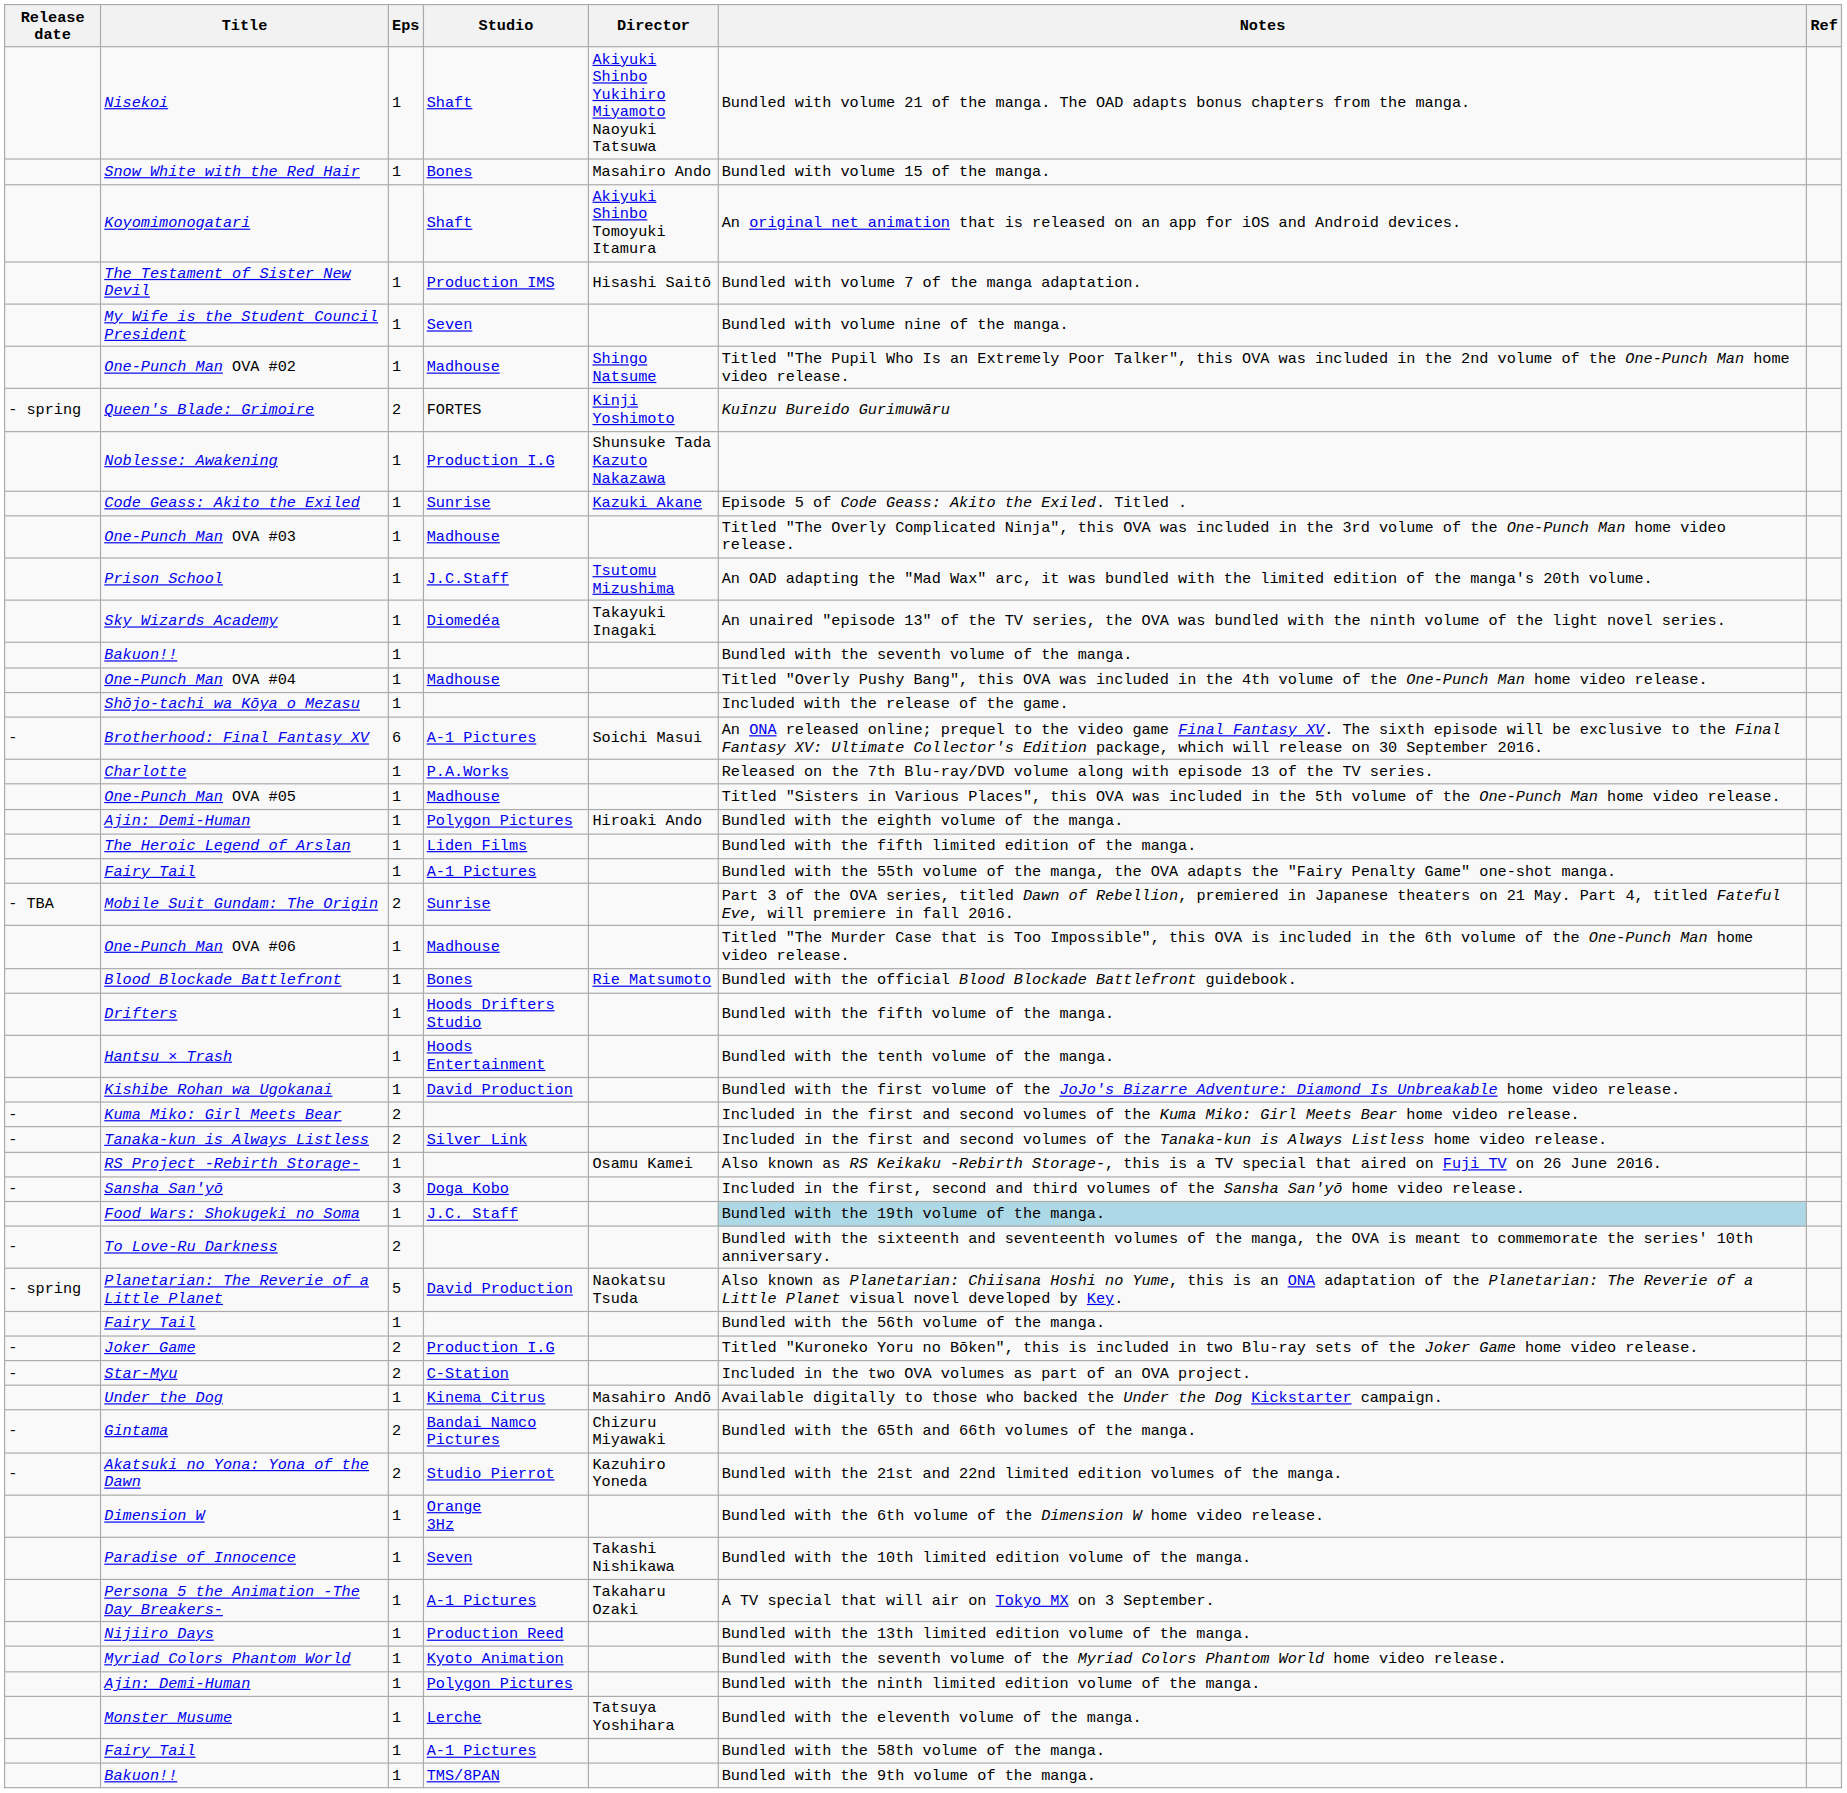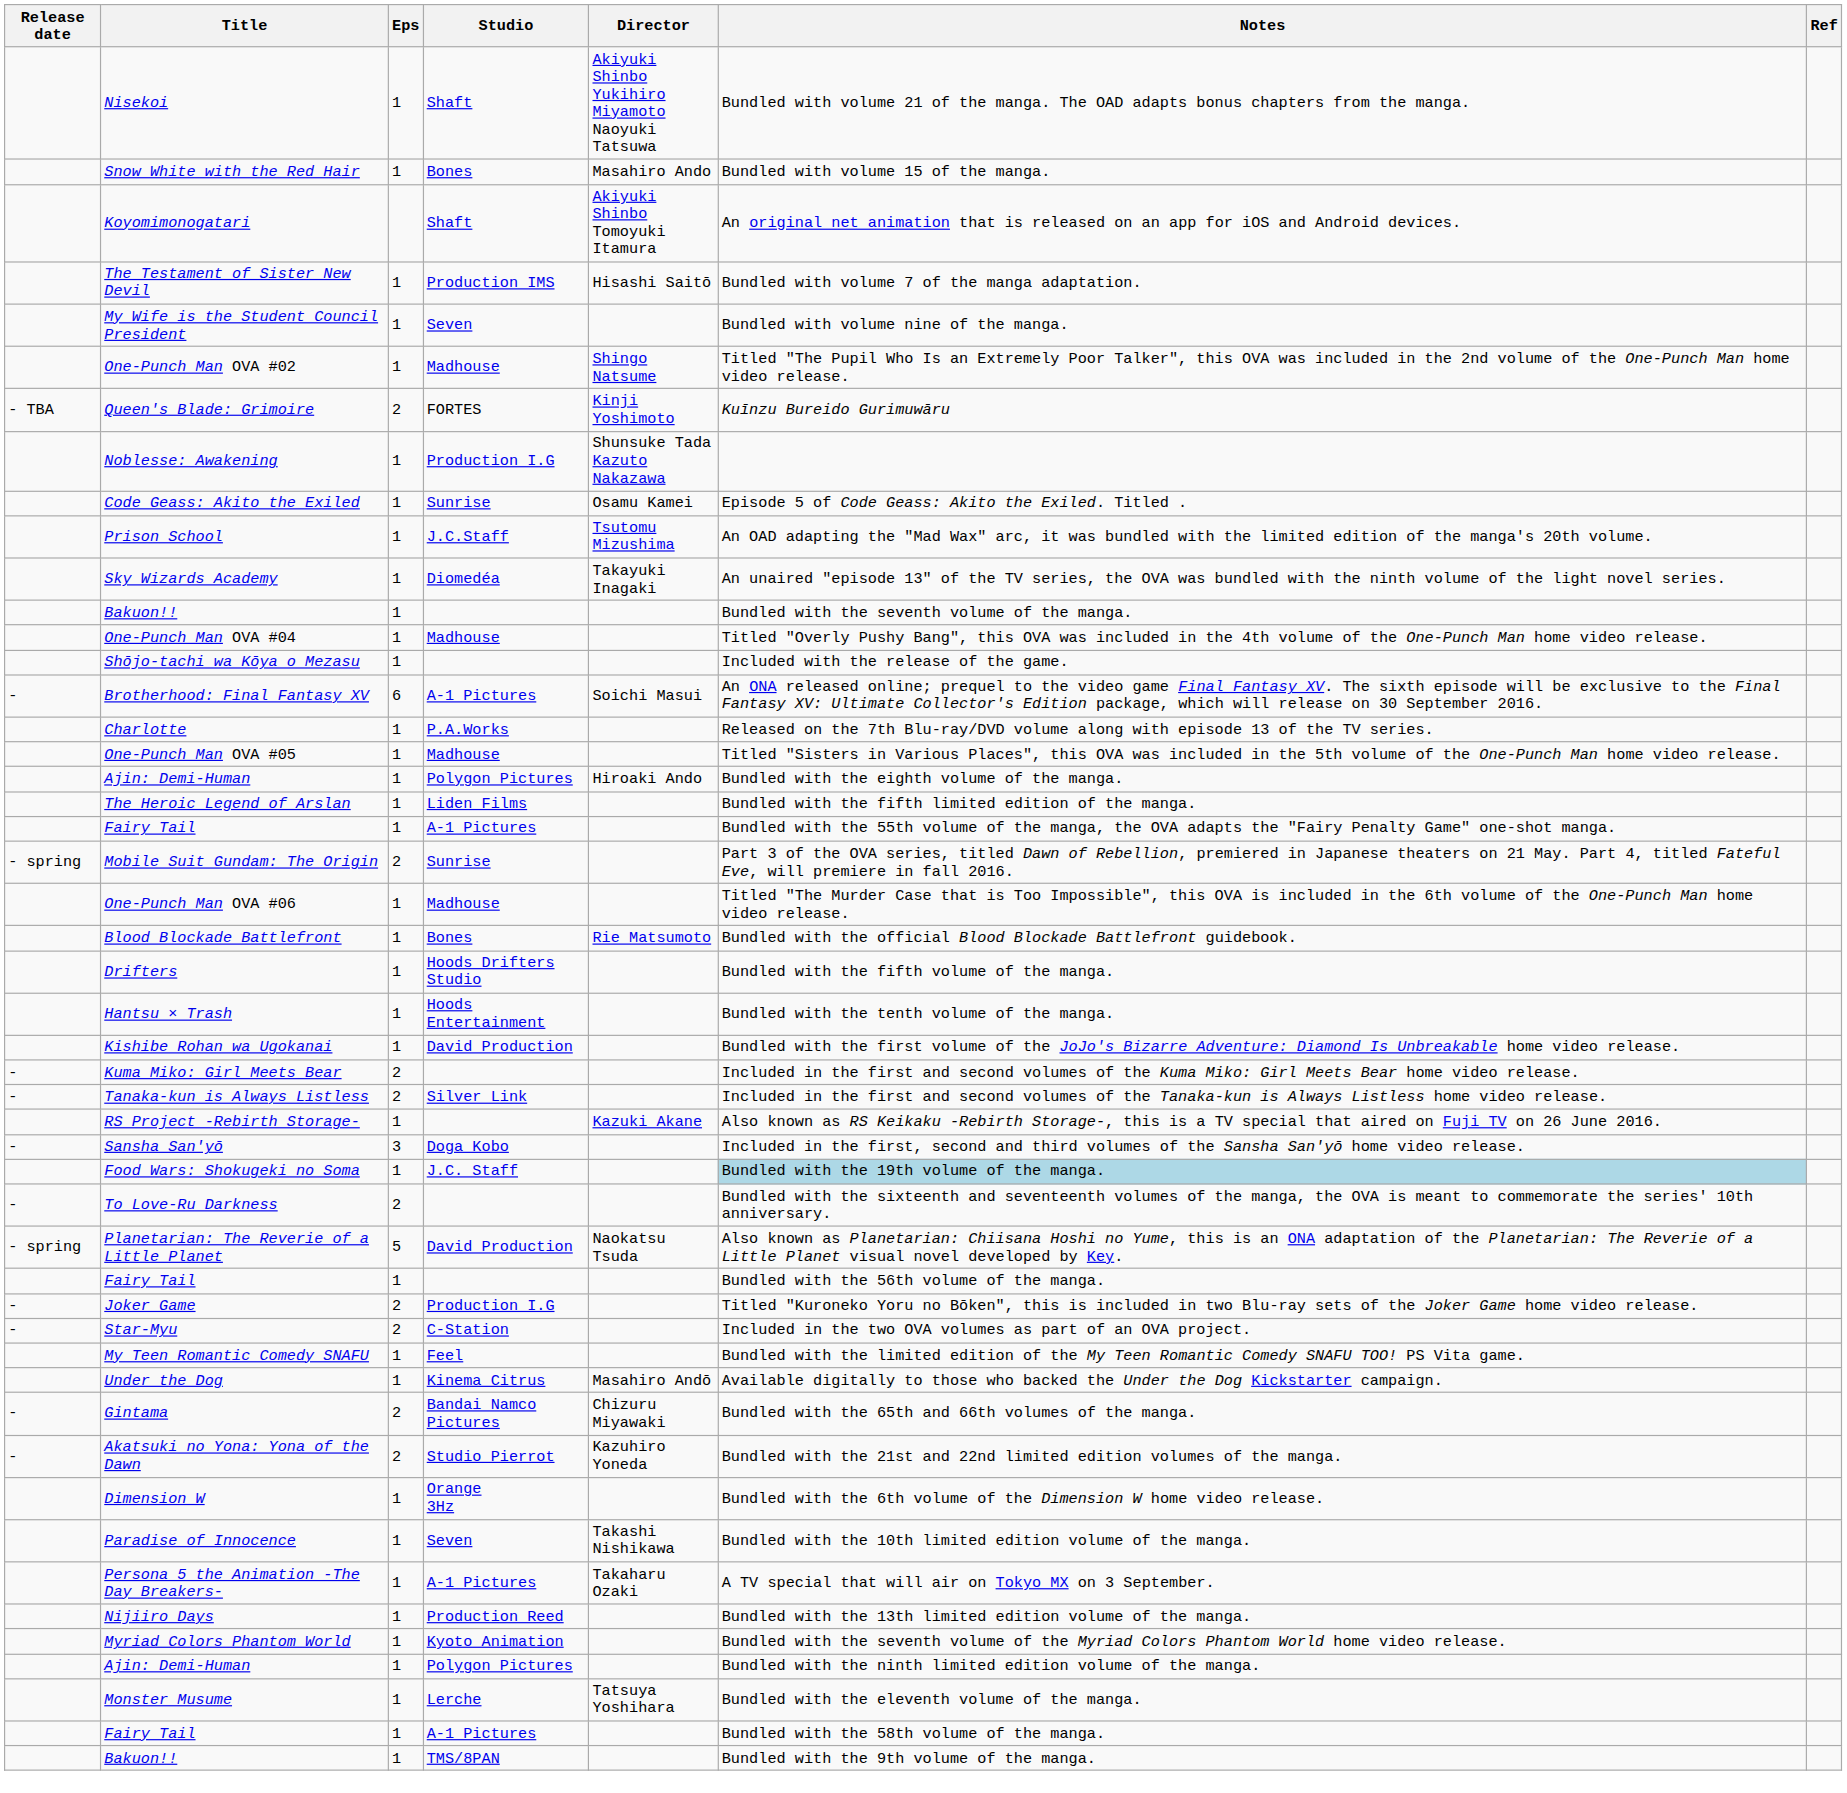(45, 410) - spring -> (31, 410) - TBA
(647, 503) Kazuki Akane -> (643, 503) Osamu Kamei
- row: (200, 537)
(31, 905) - TBA -> (45, 862) - spring
(643, 1164) Osamu Kamei -> (647, 1122) Kazuki Akane
+ row: (237, 1355)
